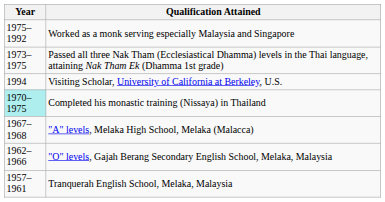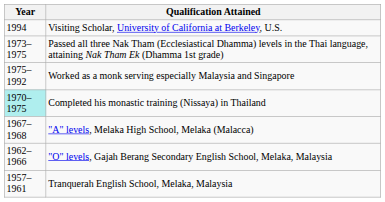rows swapped: (165, 81) <-> (171, 33)
